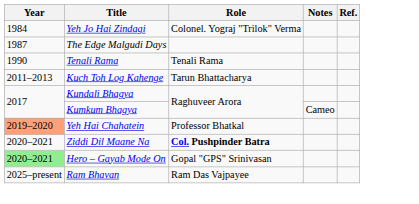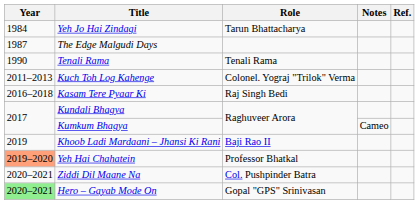(236, 28) Colonel. Yograj "Trilok" Verma -> (265, 28) Tarun Bhattacharya
(211, 77) Tarun Bhattacharya -> (290, 77) Colonel. Yograj "Trilok" Verma
+ row: (102, 93)
+ row: (139, 142)
(220, 142) bold -> (270, 175) normal
- row: (93, 175)
